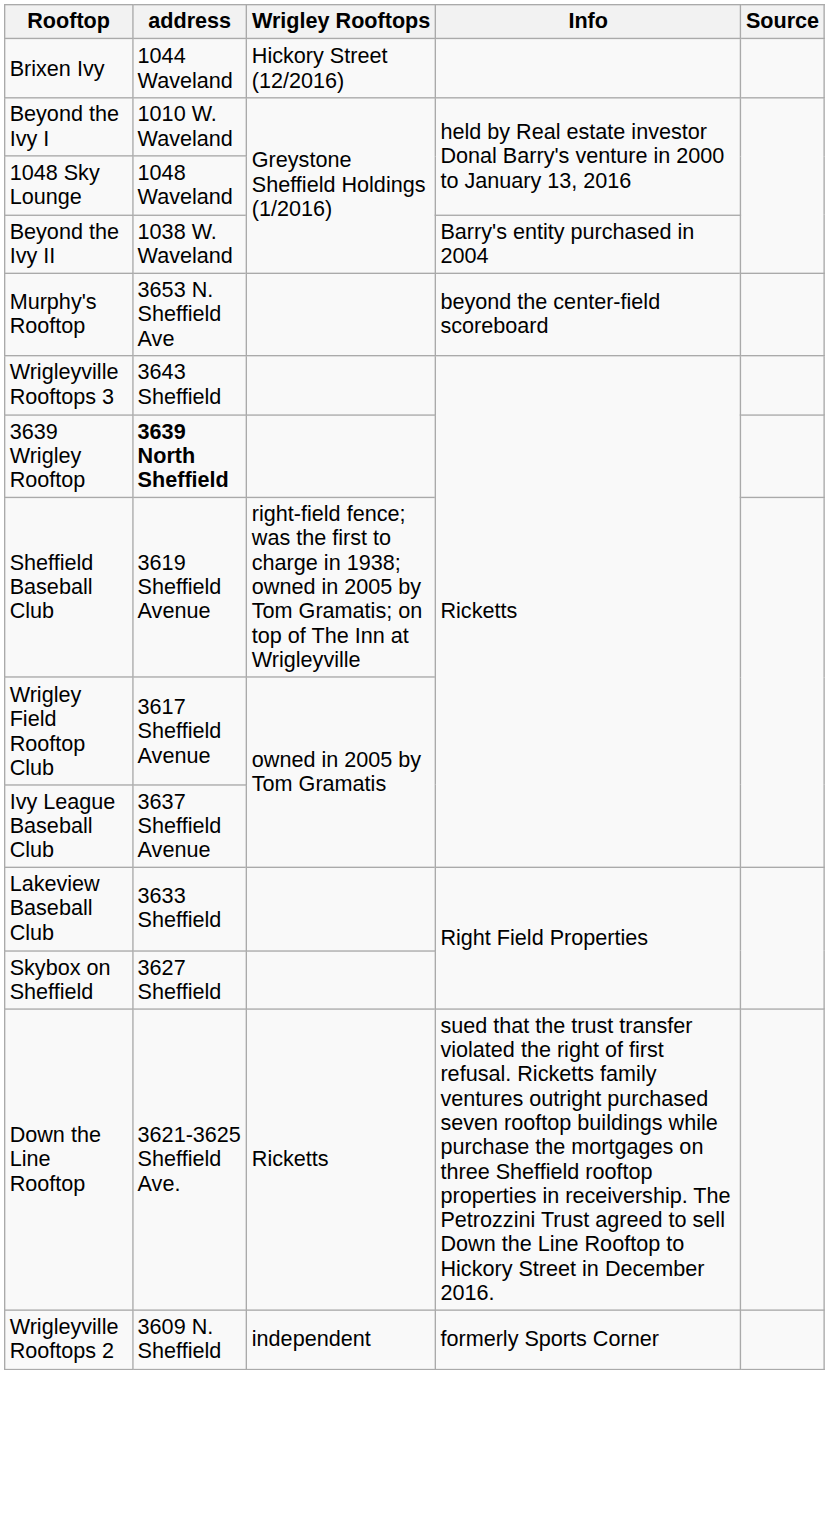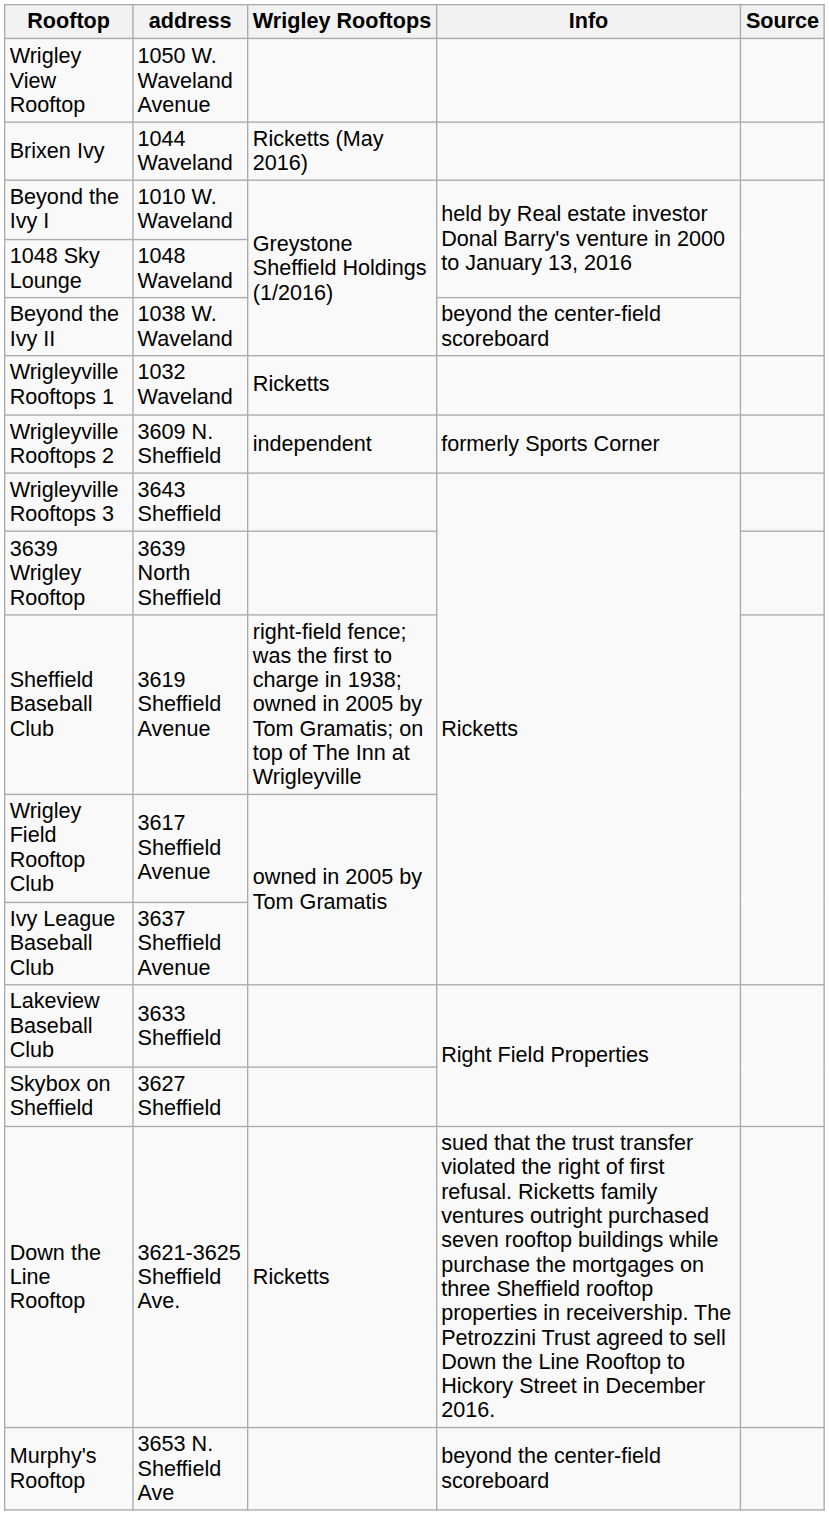+ row: (47, 80)
(320, 68) Hickory Street (12/2016) -> (318, 150) Ricketts (May 2016)
(567, 243) Barry's entity purchased in 2004 -> (551, 326) beyond the center-field scoreboard
+ row: (64, 385)
rows swapped: (53, 314) <-> (64, 1339)
(183, 455) bold -> (179, 572) normal
